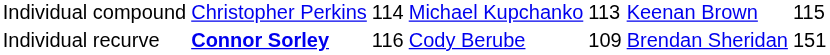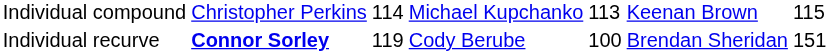(388, 40) 116 -> (388, 40) 119
(605, 40) 109 -> (605, 40) 100
